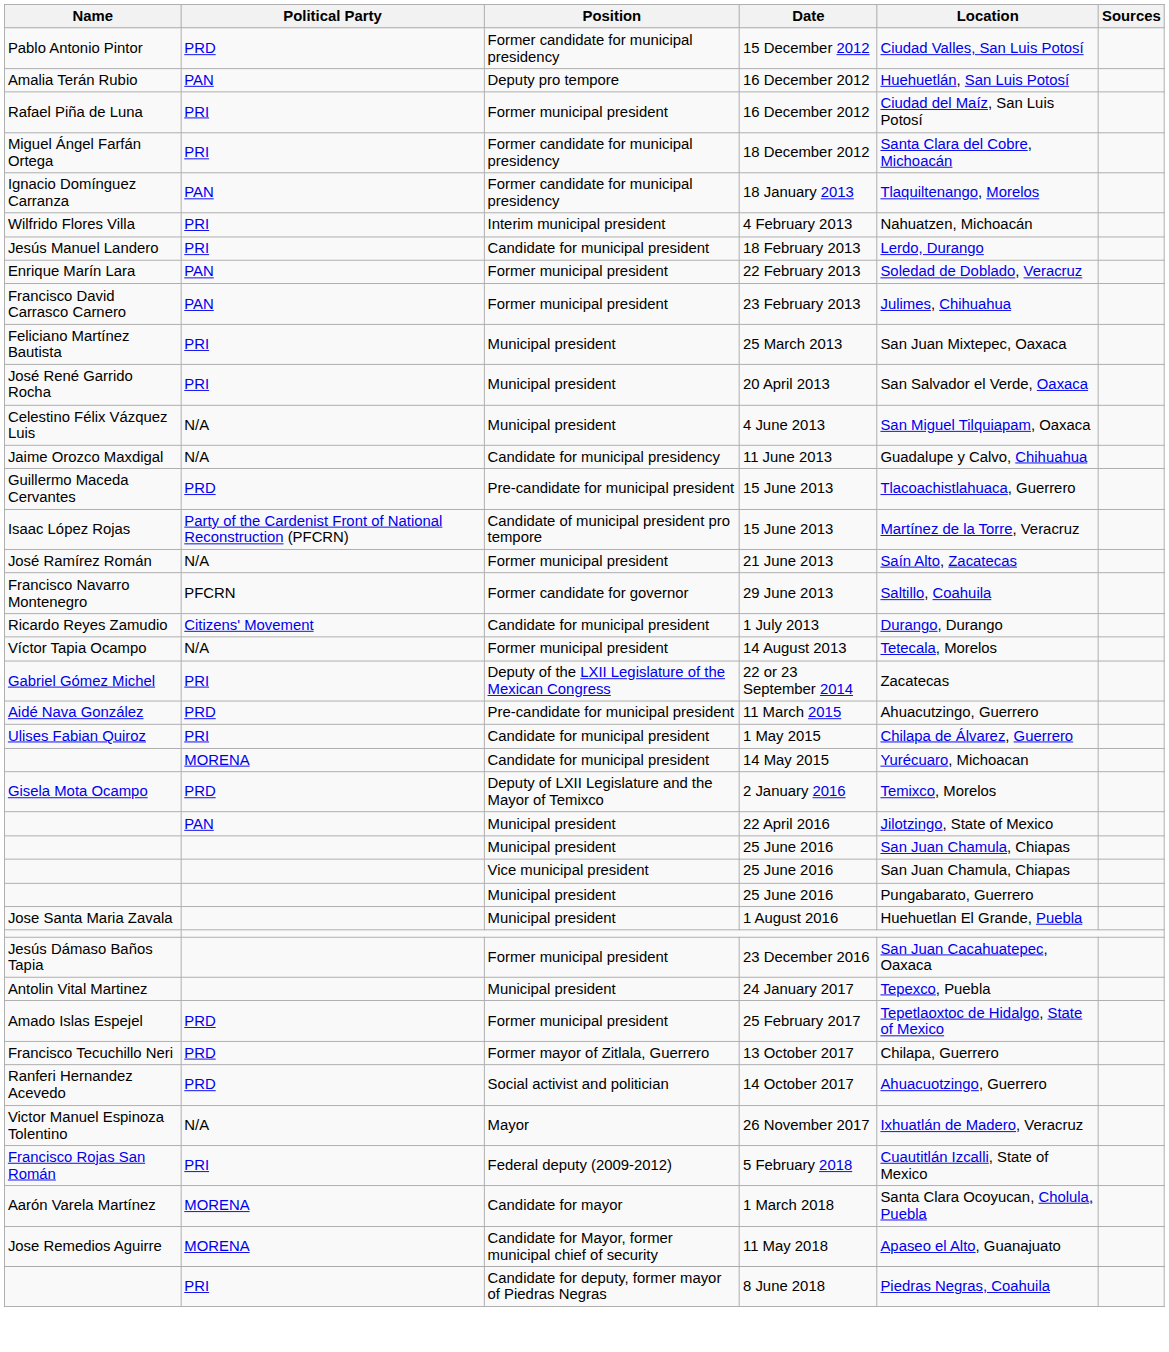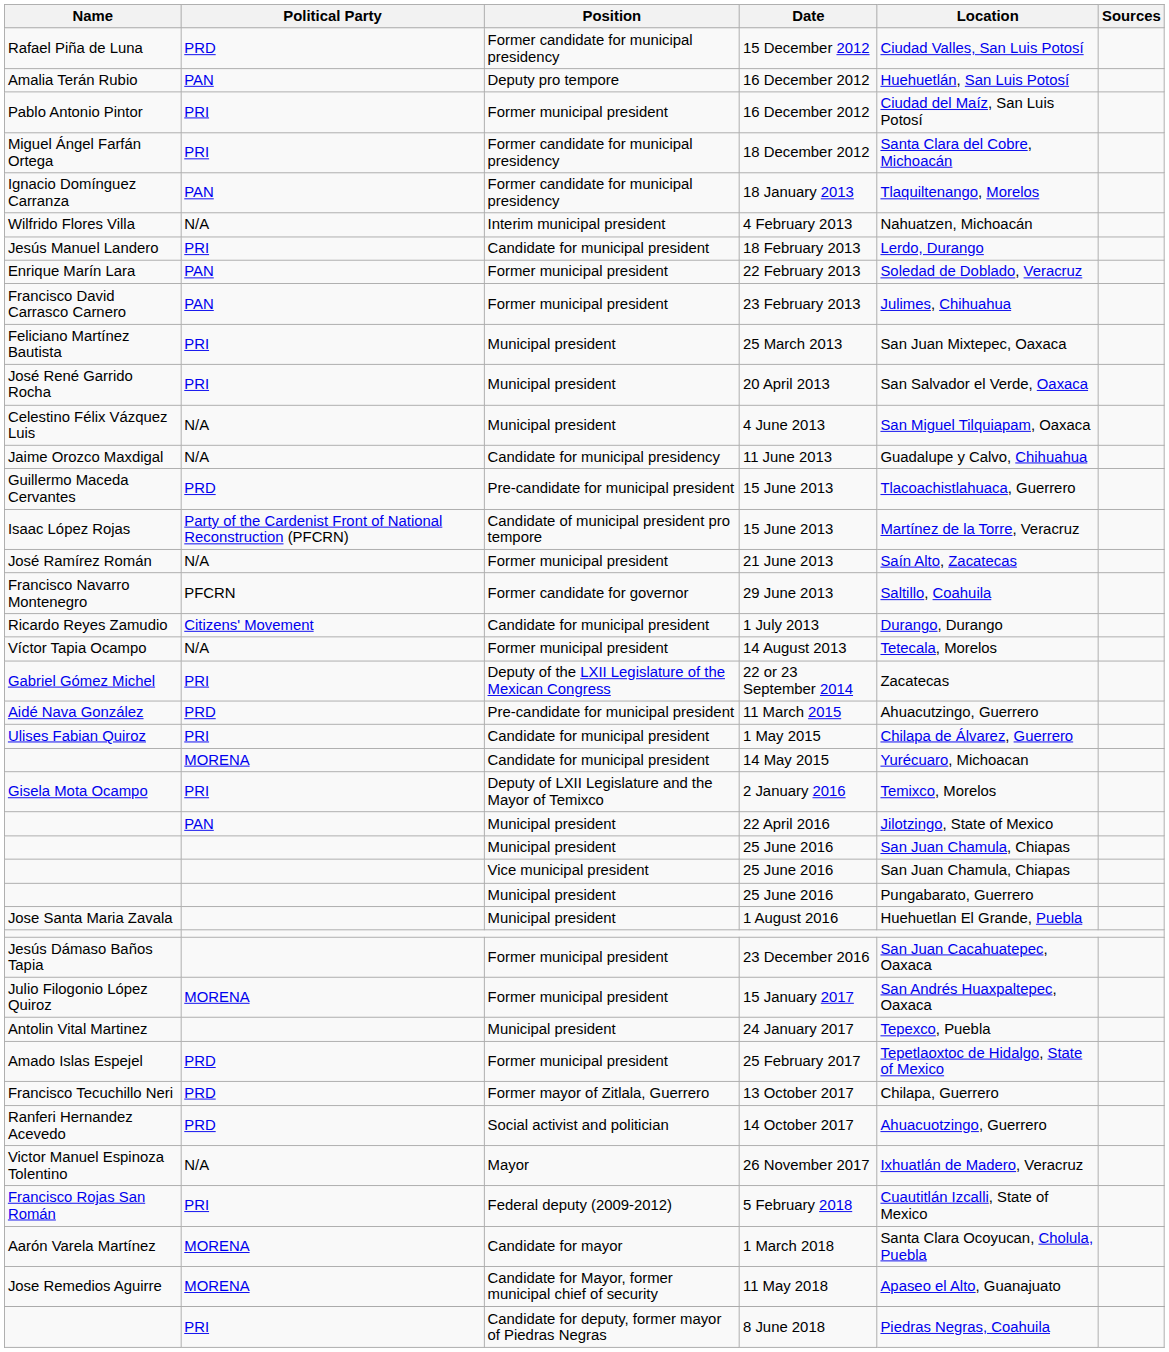(75, 48) Pablo Antonio Pintor -> (75, 48) Rafael Piña de Luna
(75, 112) Rafael Piña de Luna -> (75, 112) Pablo Antonio Pintor
(197, 224) PRI -> (197, 224) N/A
(200, 791) PRD -> (197, 791) PRI
+ row: (578, 997)
